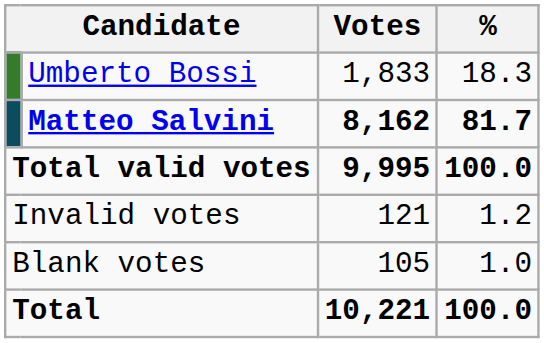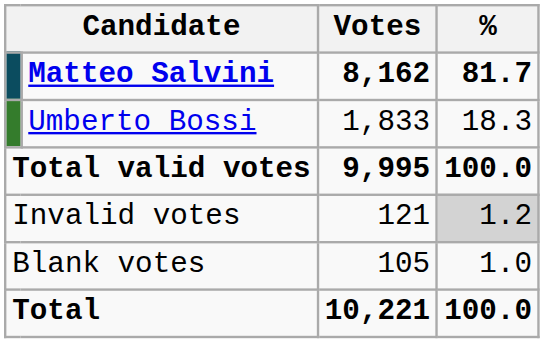rows swapped: (151, 124) <-> (142, 76)
(506, 218) no background -> (506, 218) lightgrey background
